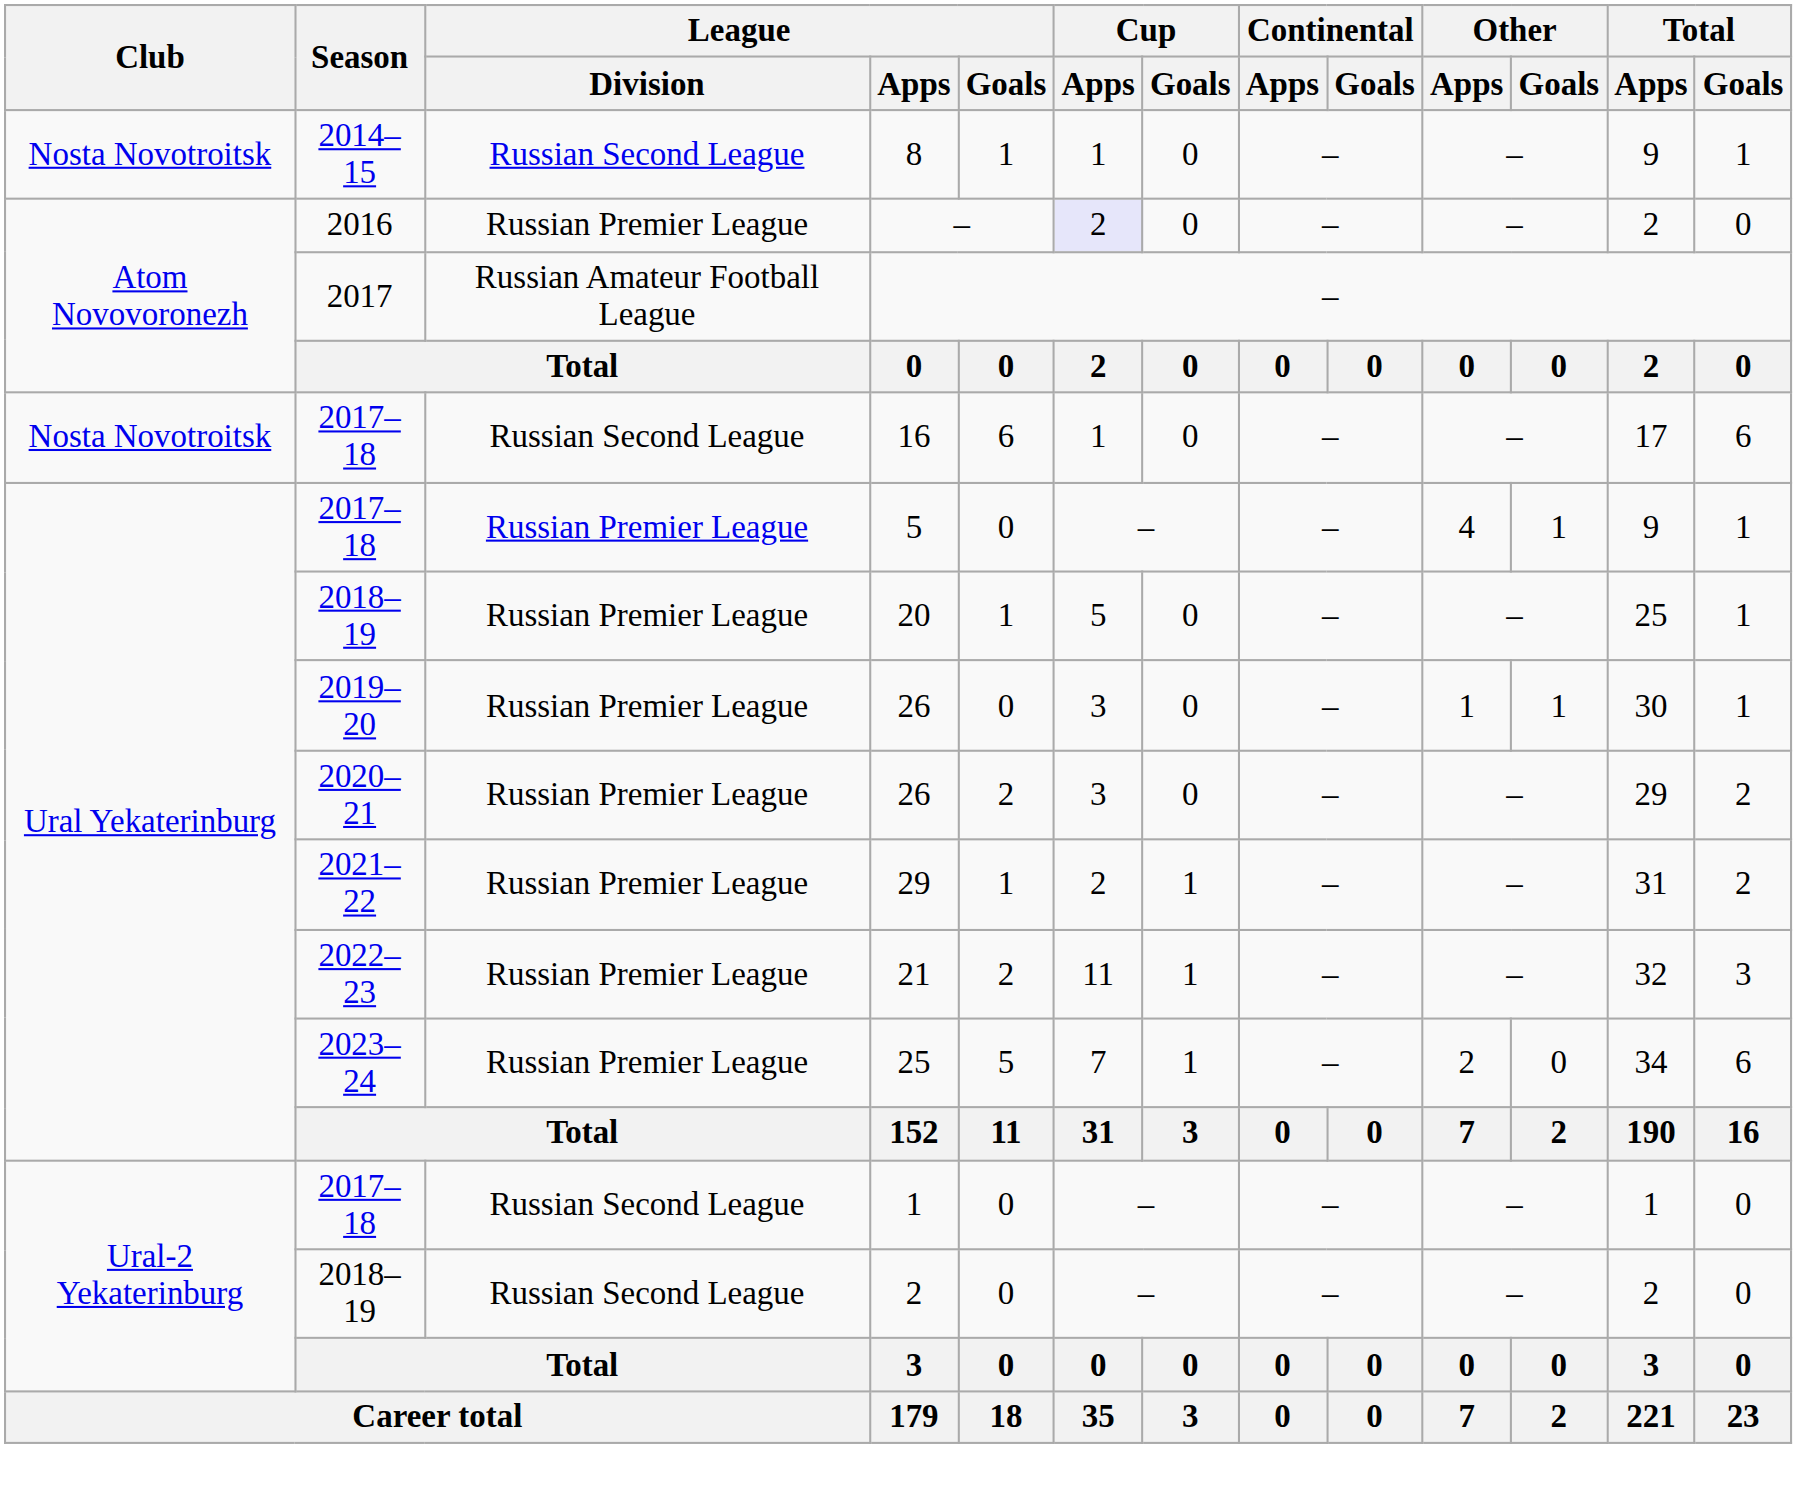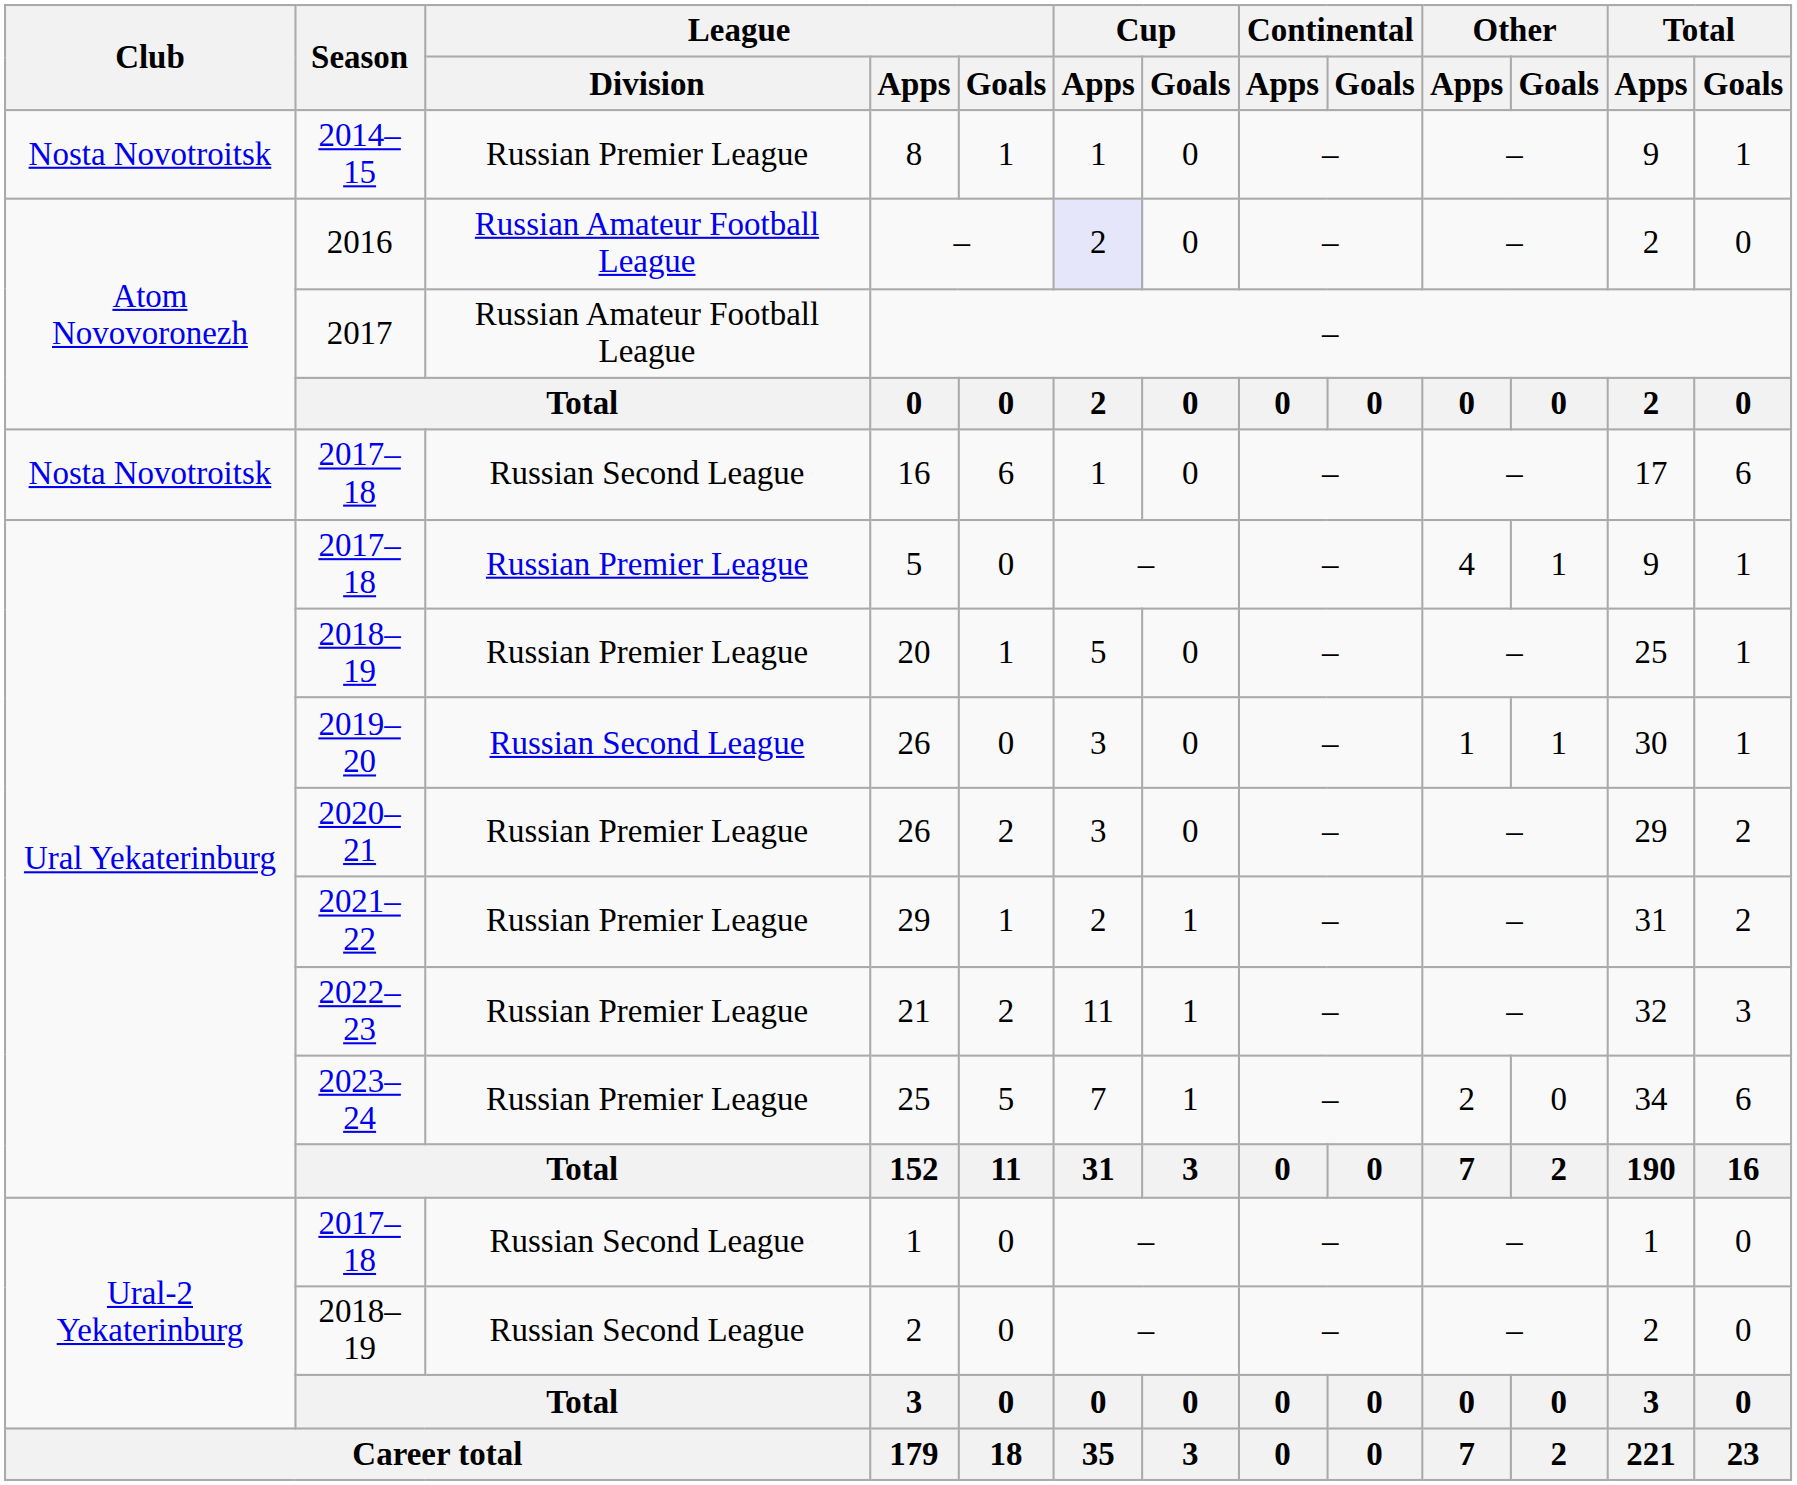(647, 153) Russian Second League -> (647, 153) Russian Premier League
(647, 224) Russian Premier League -> (647, 243) Russian Amateur Football League
(647, 705) Russian Premier League -> (647, 742) Russian Second League
